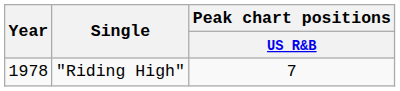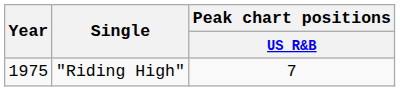(28, 72) 1978 -> (28, 72) 1975
